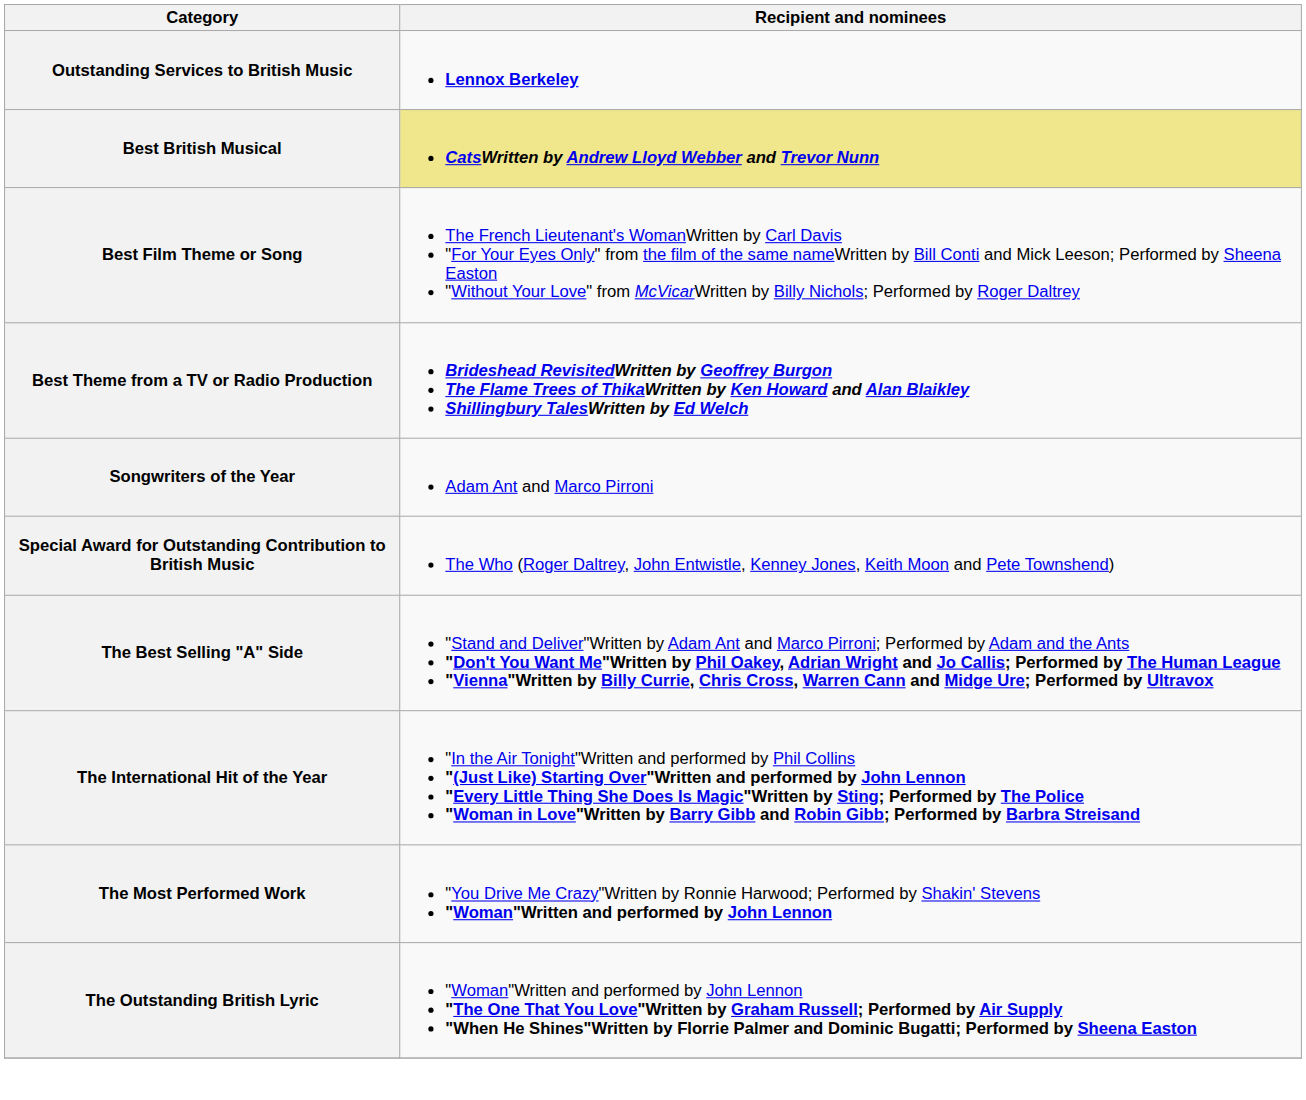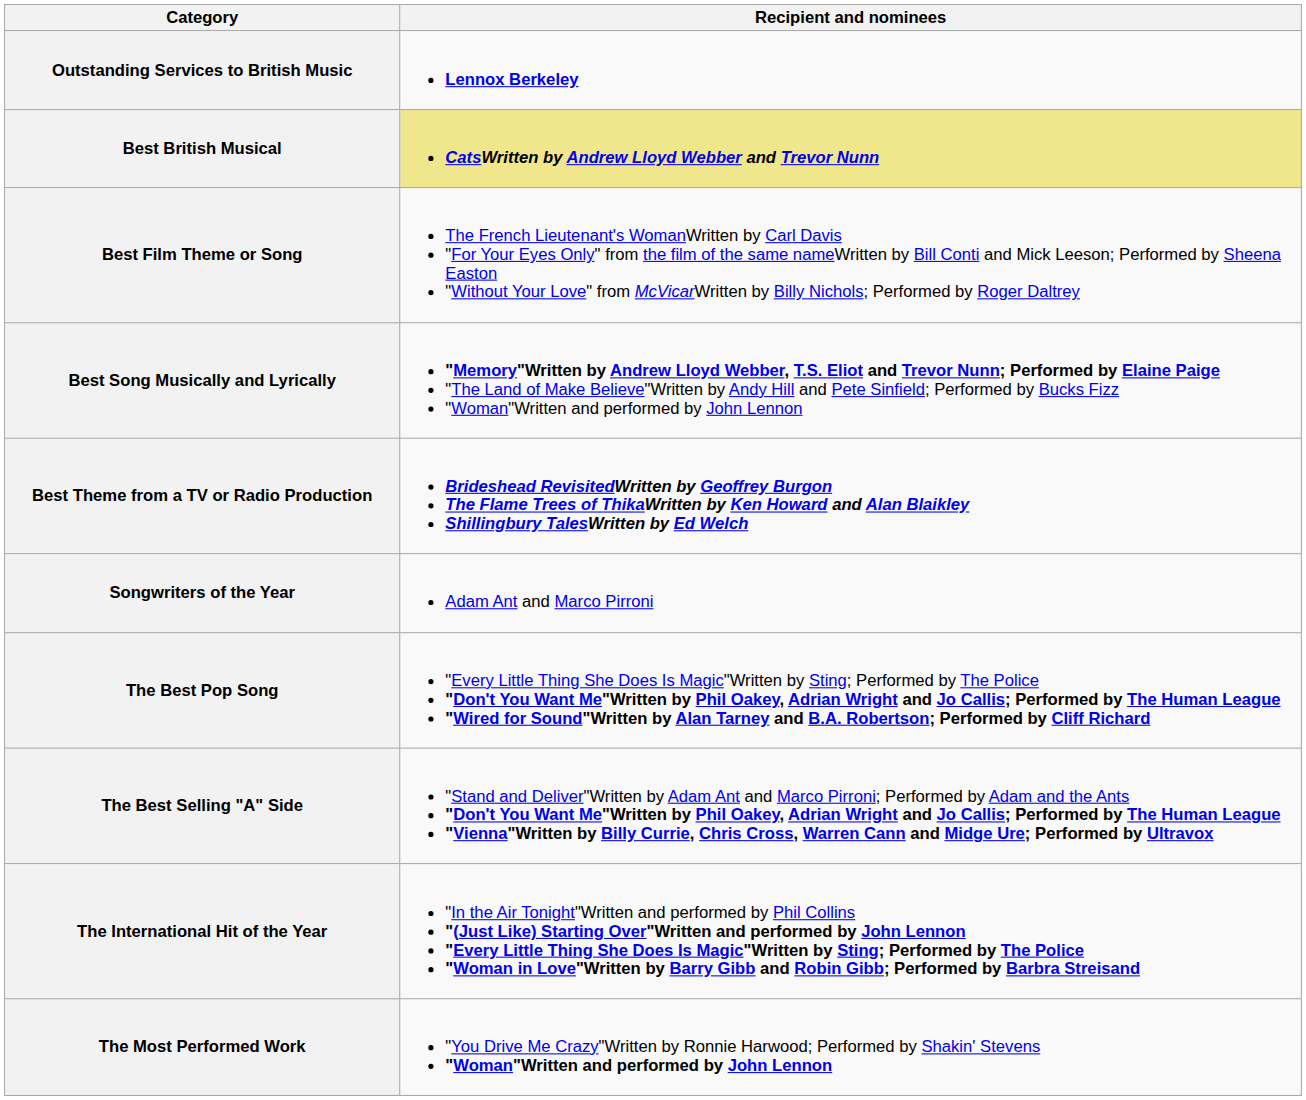+ row: (202, 380)
- row: (202, 555)
+ row: (202, 690)
- row: (202, 1000)
